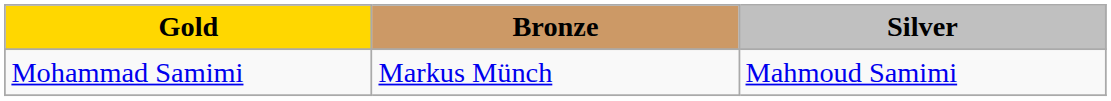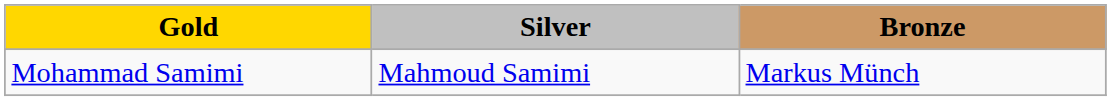columns swapped: (923, 26) <-> (555, 26)
